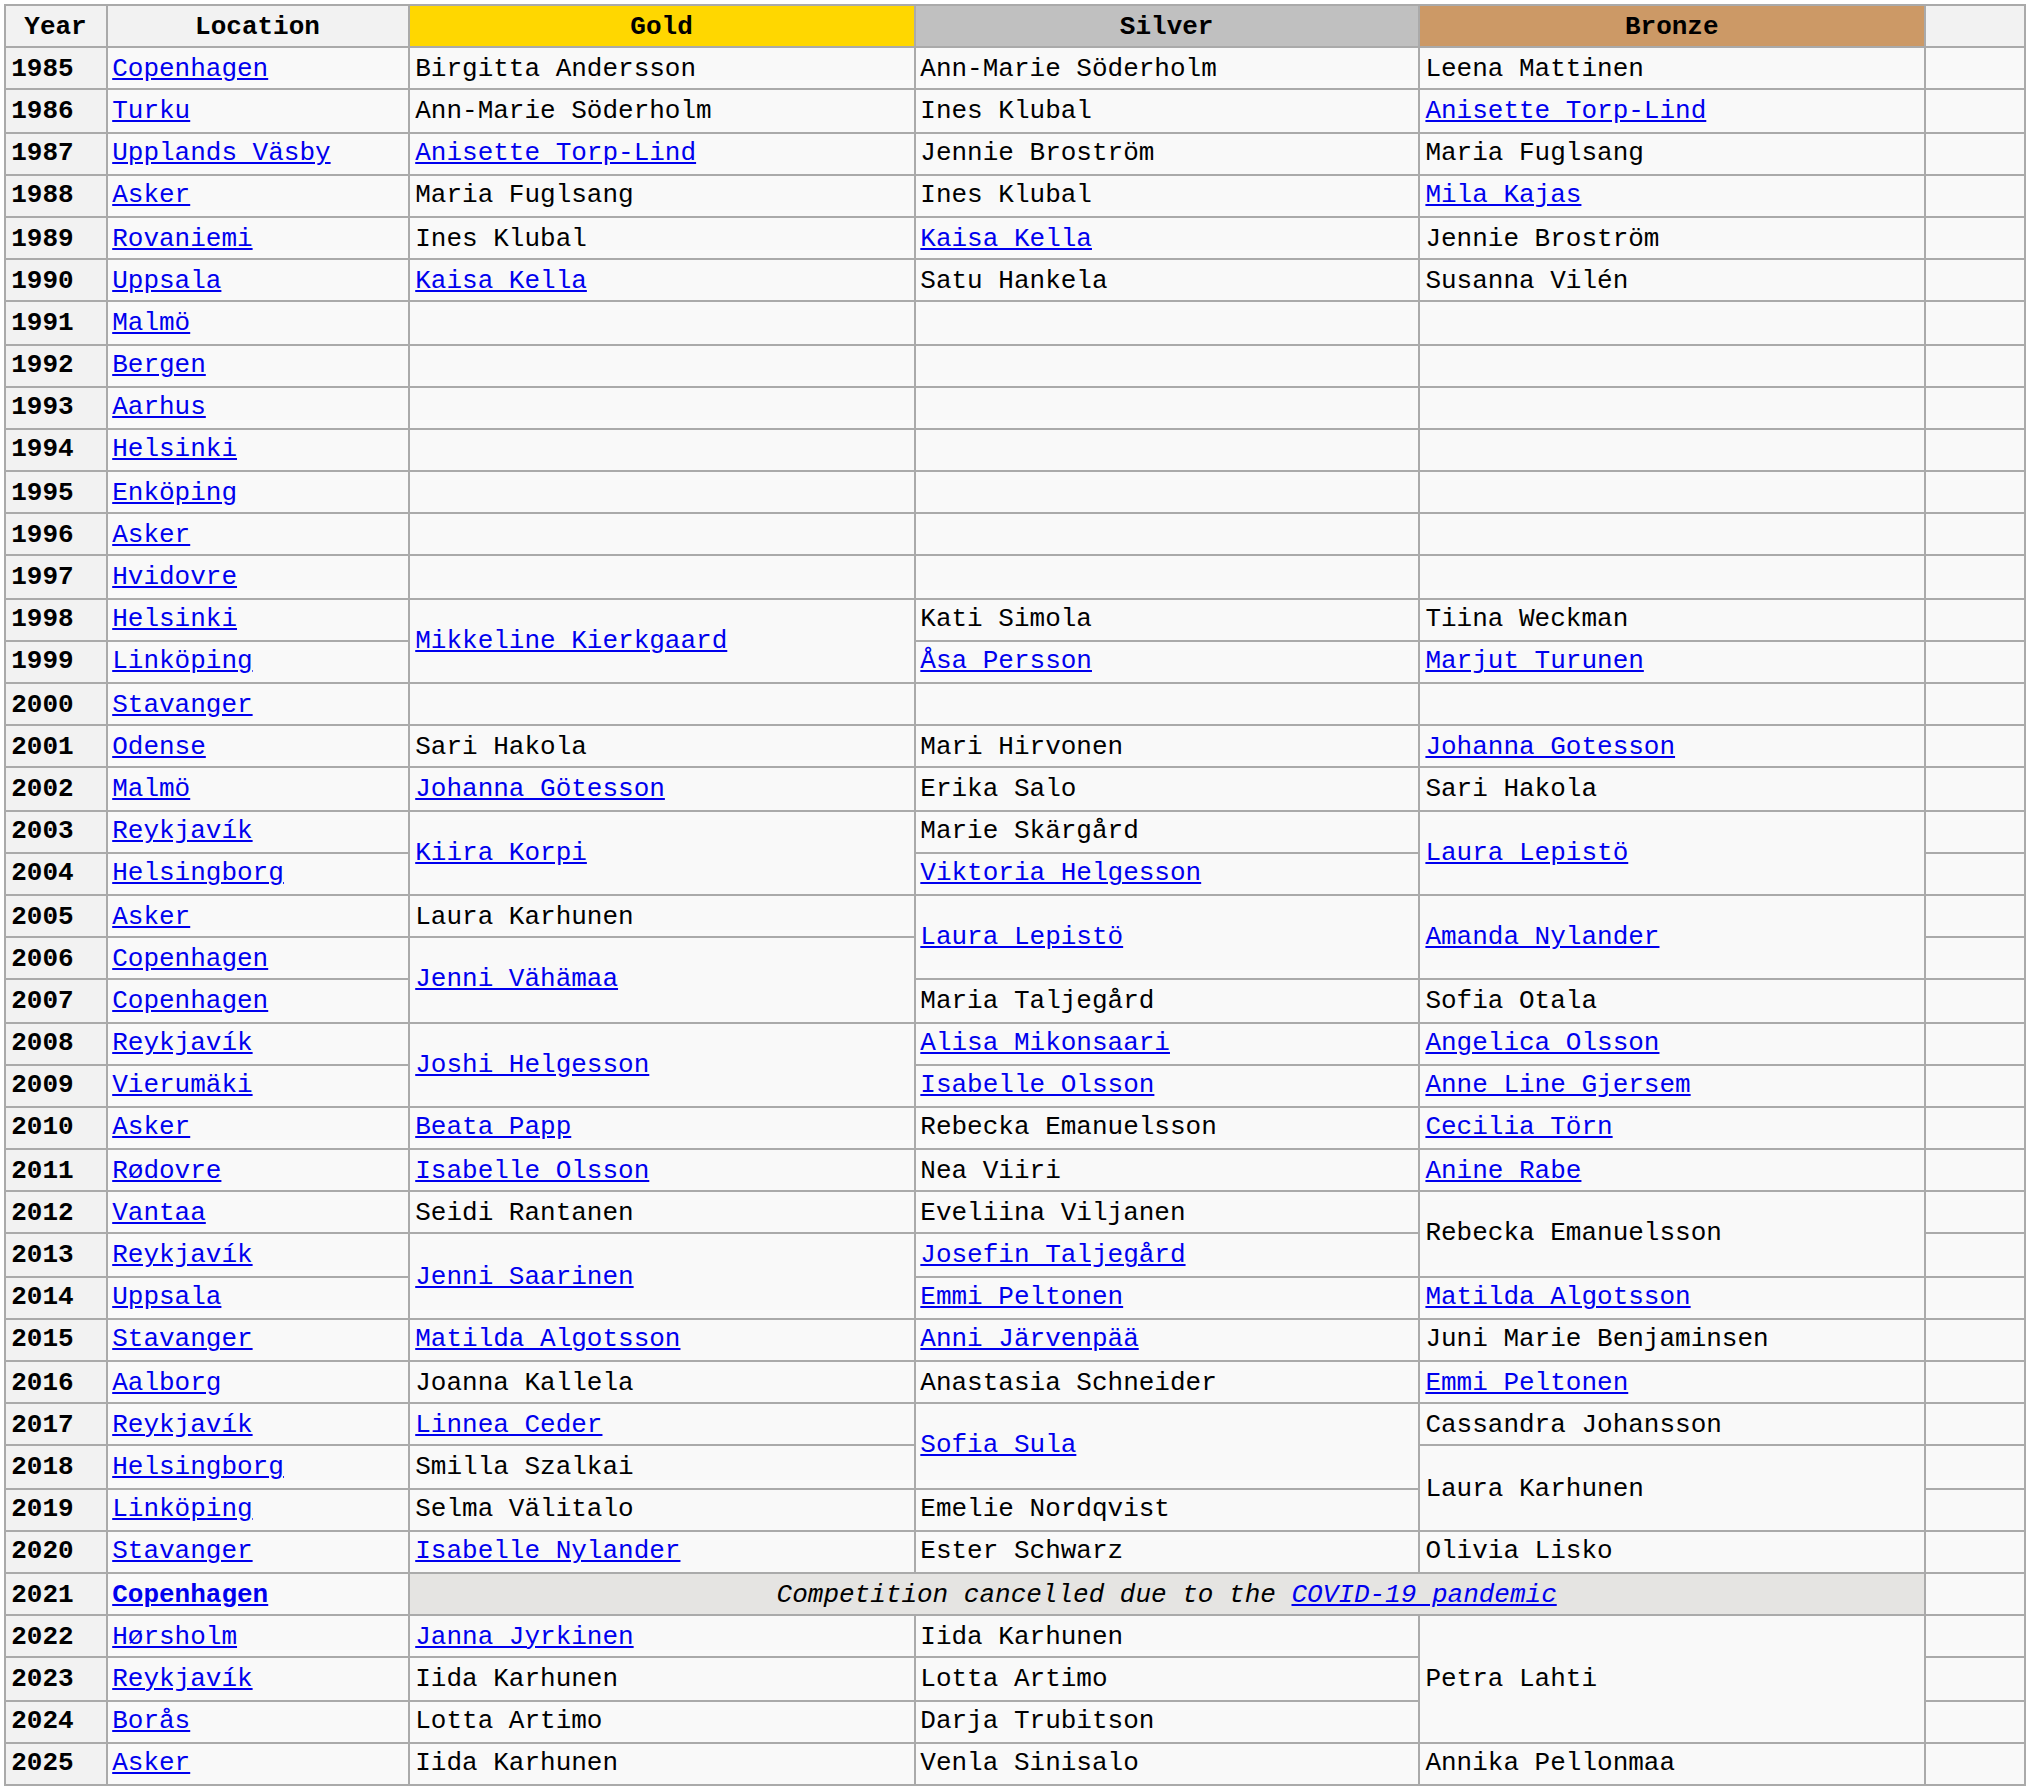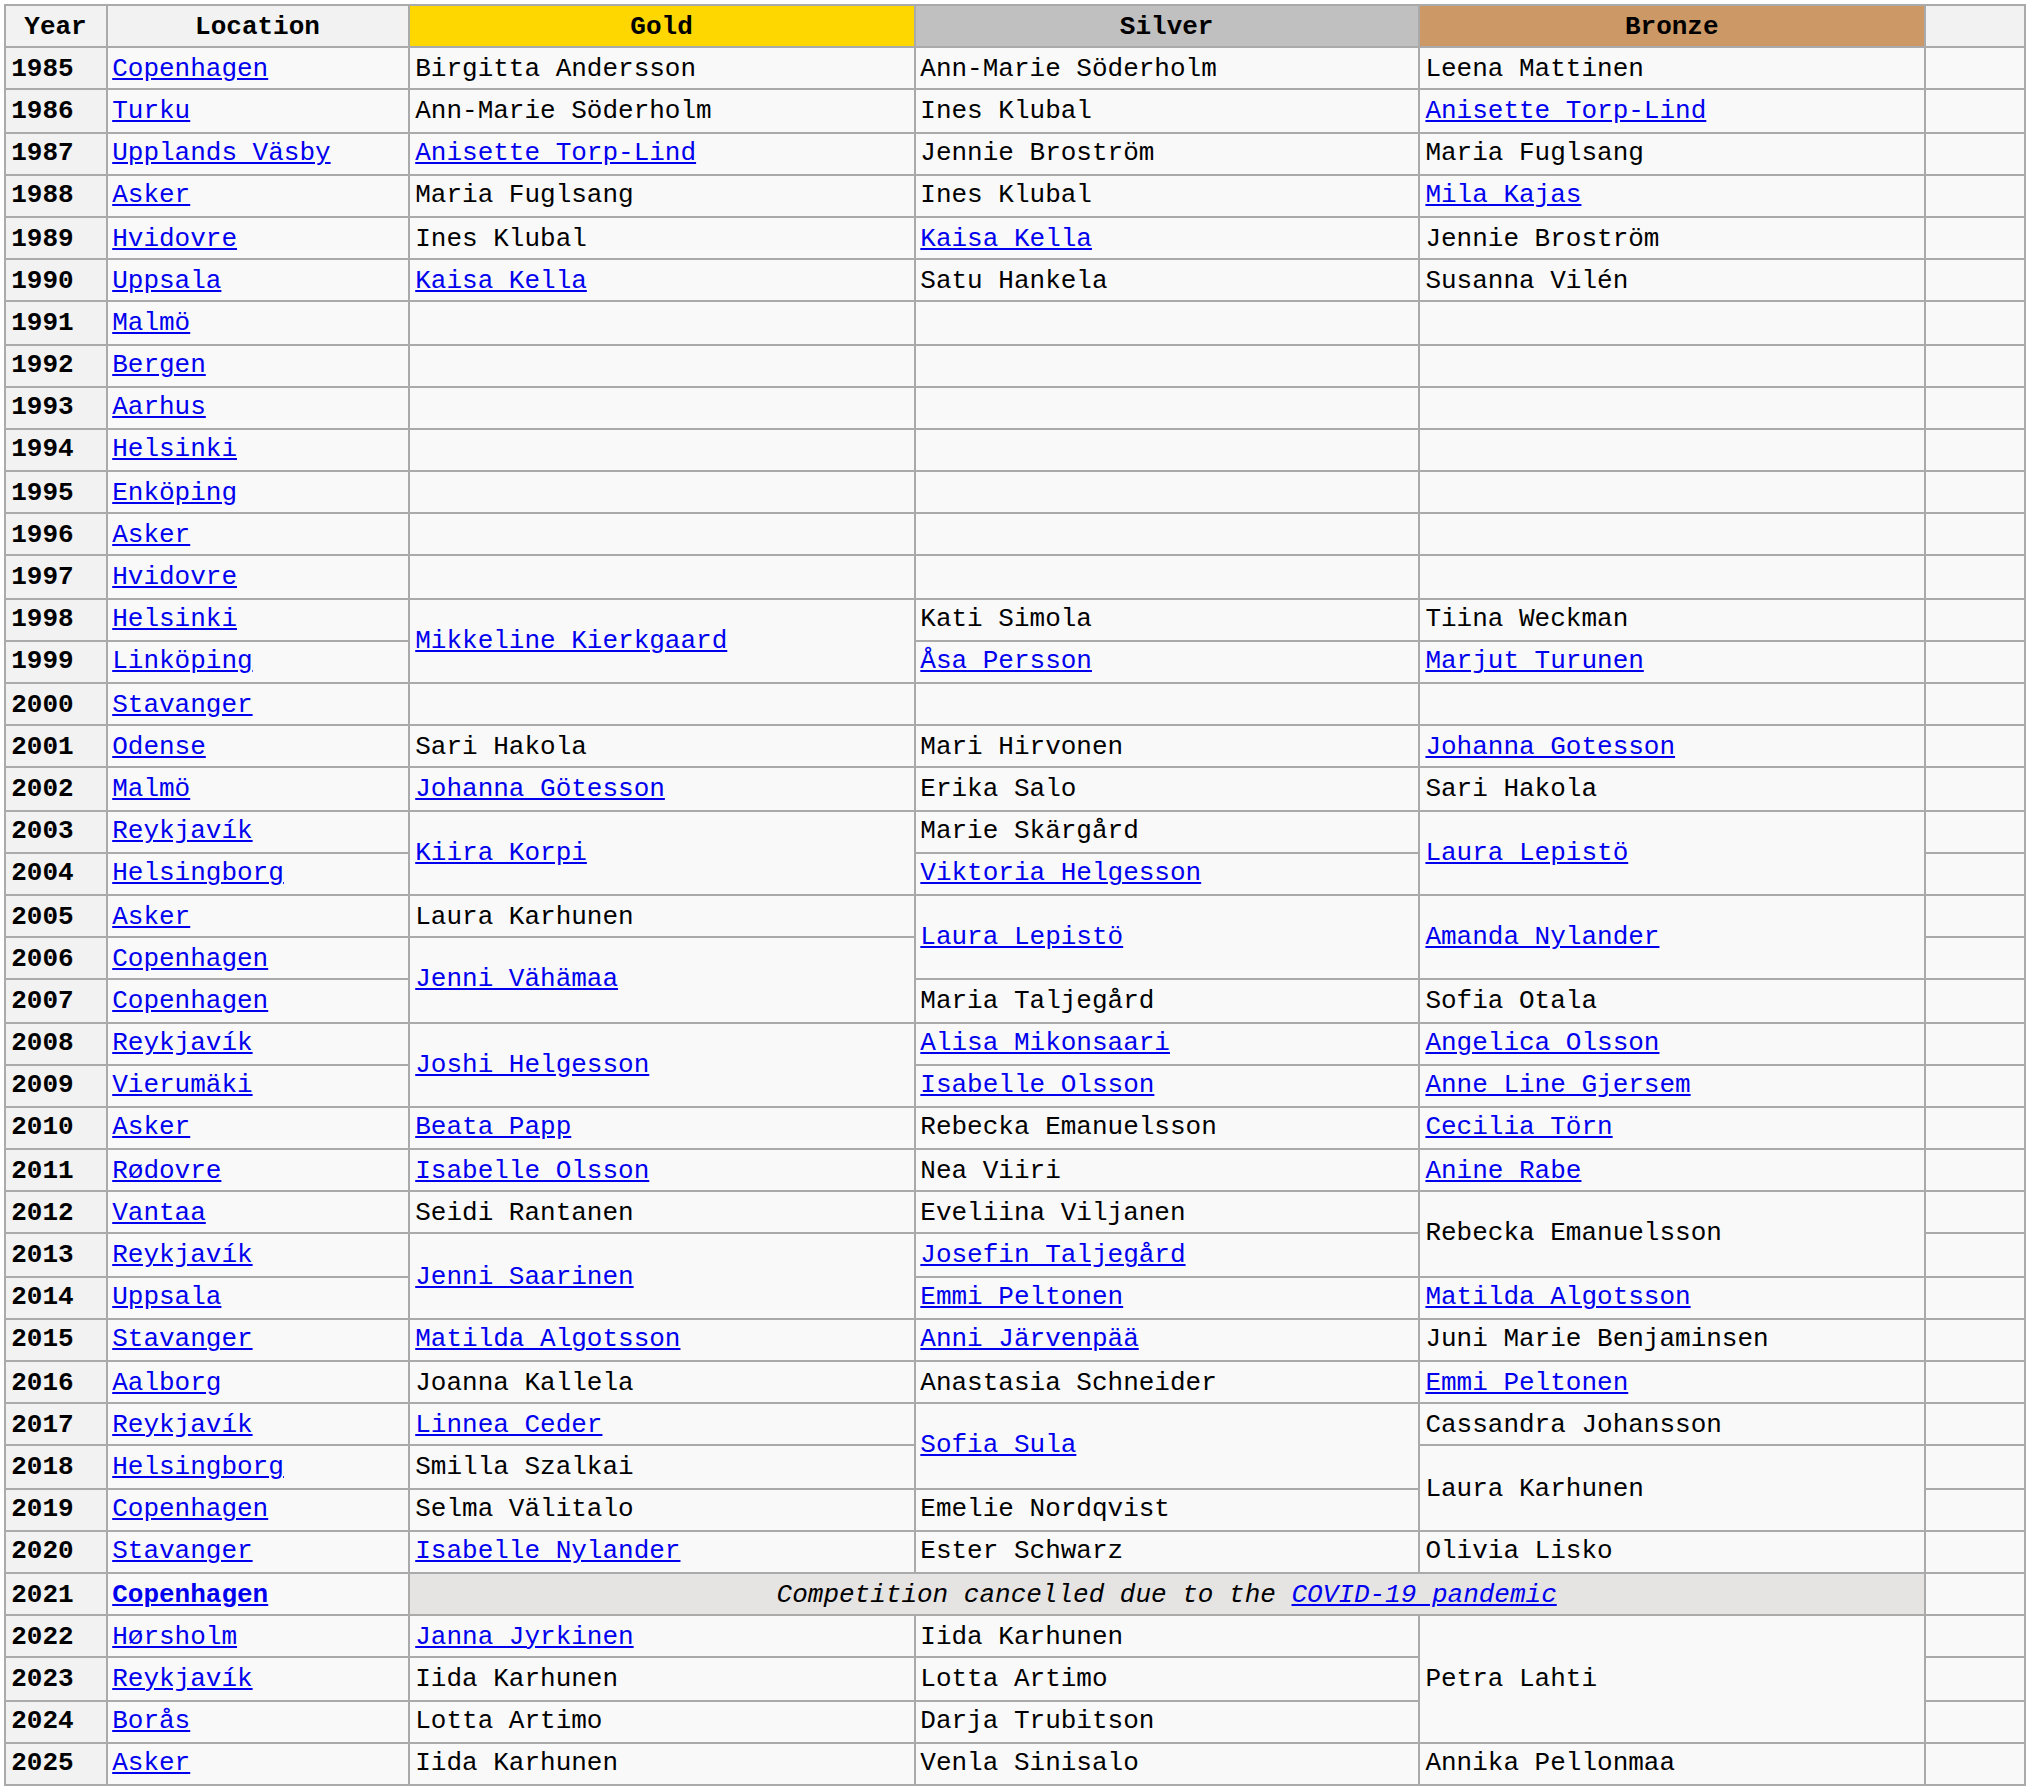(182, 238) Rovaniemi -> (175, 238) Hvidovre
(182, 1509) Linköping -> (190, 1509) Copenhagen
